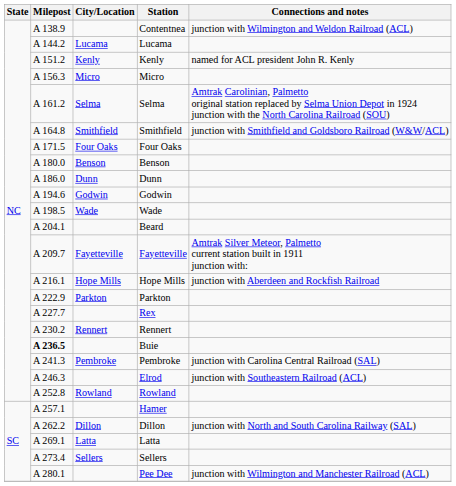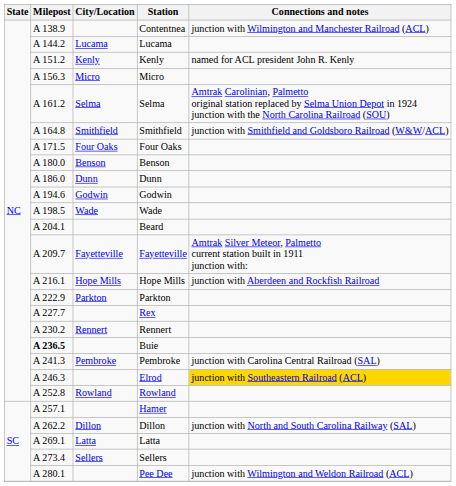(302, 28) junction with Wilmington and Weldon Railroad (ACL) -> (310, 28) junction with Wilmington and Manchester Railroad (ACL)
(279, 377) no background -> (279, 377) gold background
(310, 473) junction with Wilmington and Manchester Railroad (ACL) -> (302, 473) junction with Wilmington and Weldon Railroad (ACL)
